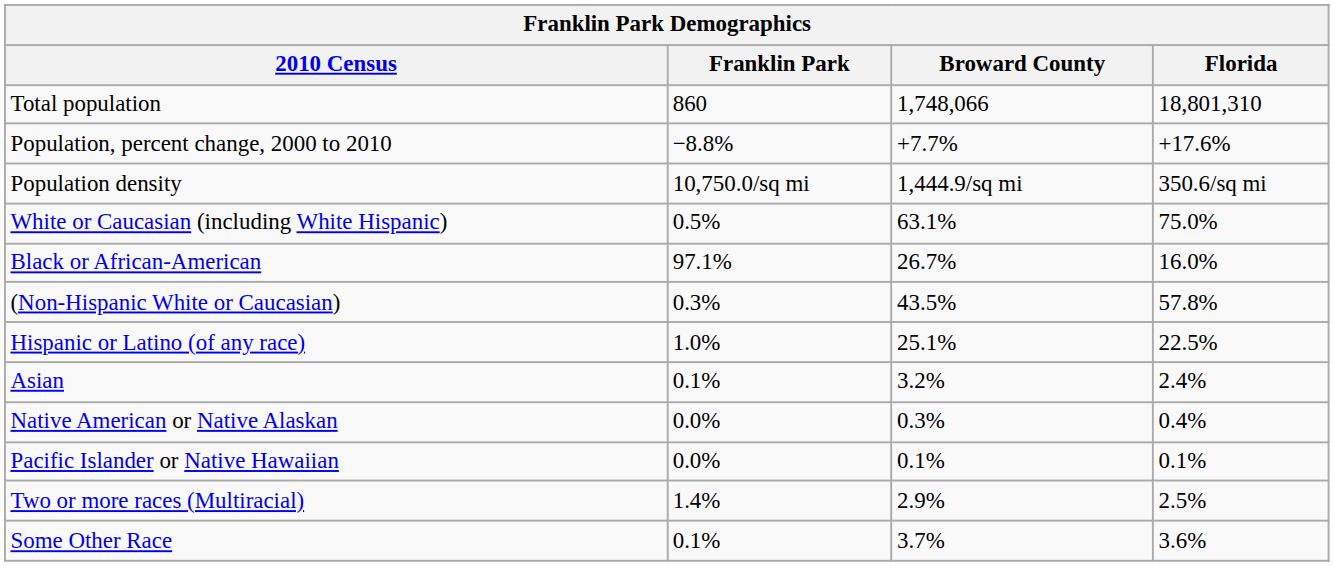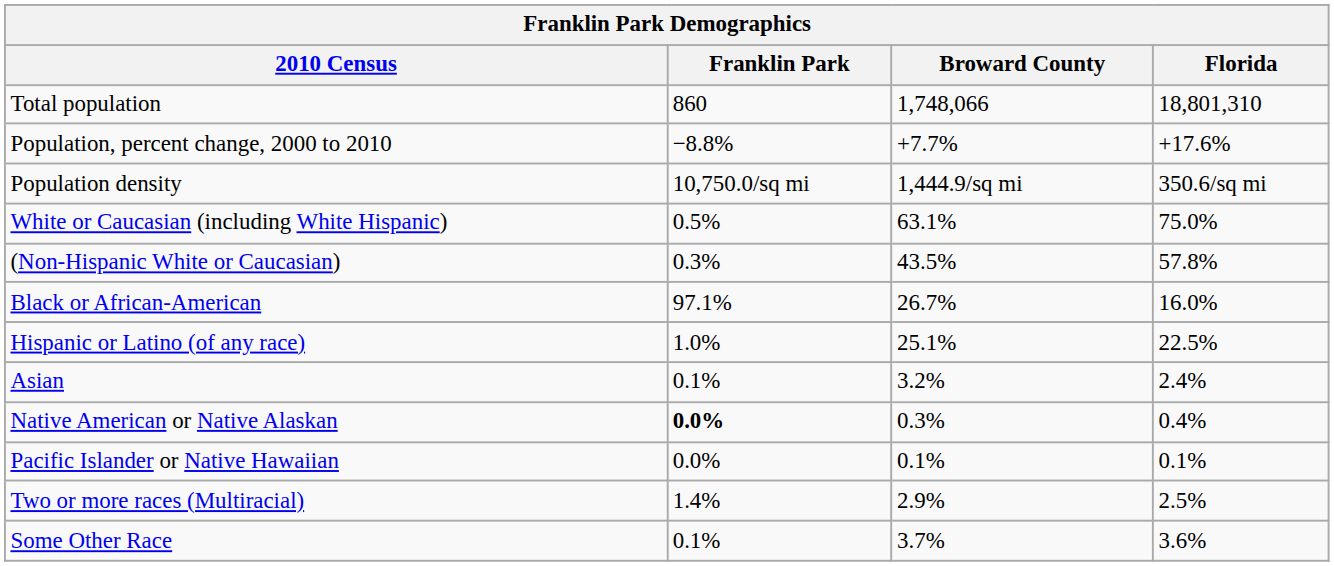rows swapped: (175, 302) <-> (136, 262)
(697, 421) normal -> (698, 421) bold
